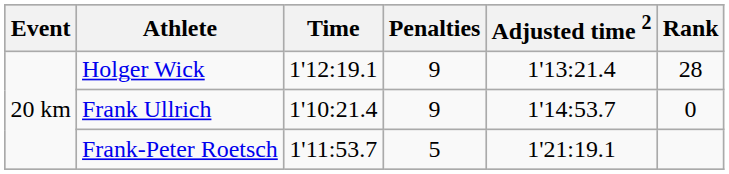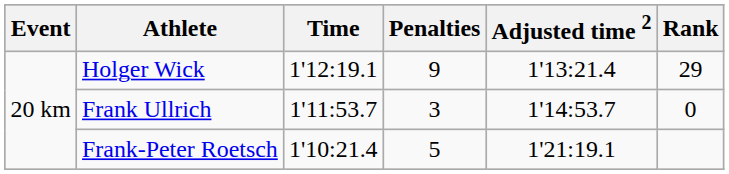(691, 70) 28 -> (691, 70) 29
(333, 109) 1'10:21.4 -> (333, 109) 1'11:53.7
(435, 109) 9 -> (435, 109) 3
(333, 149) 1'11:53.7 -> (333, 149) 1'10:21.4
